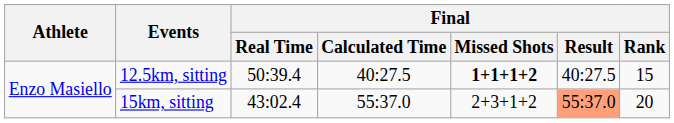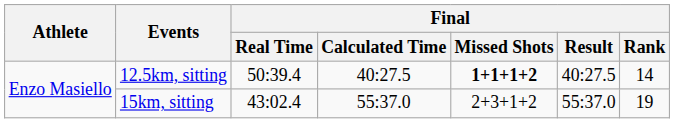(645, 74) 15 -> (645, 74) 14
(589, 103) lightsalmon background -> (589, 103) no background
(645, 103) 20 -> (645, 103) 19
